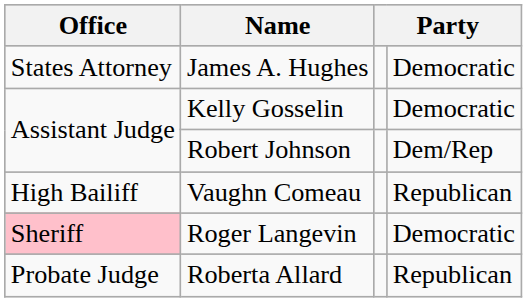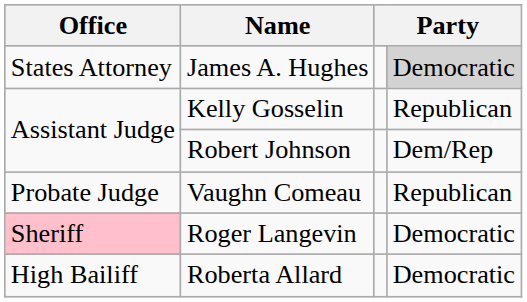(454, 66) no background -> (454, 66) lightgrey background
(454, 108) Democratic -> (452, 108) Republican
(74, 191) High Bailiff -> (85, 191) Probate Judge
(85, 274) Probate Judge -> (74, 274) High Bailiff
(452, 274) Republican -> (454, 274) Democratic
